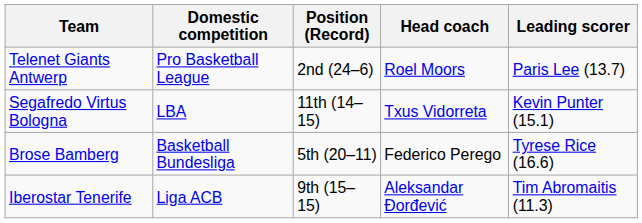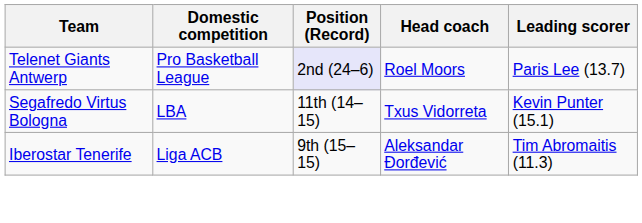(335, 69) no background -> (335, 69) lavender background
- row: (64, 154)
